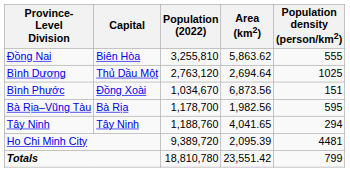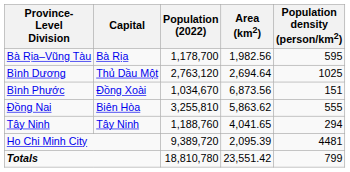rows swapped: (49, 108) <-> (29, 57)
